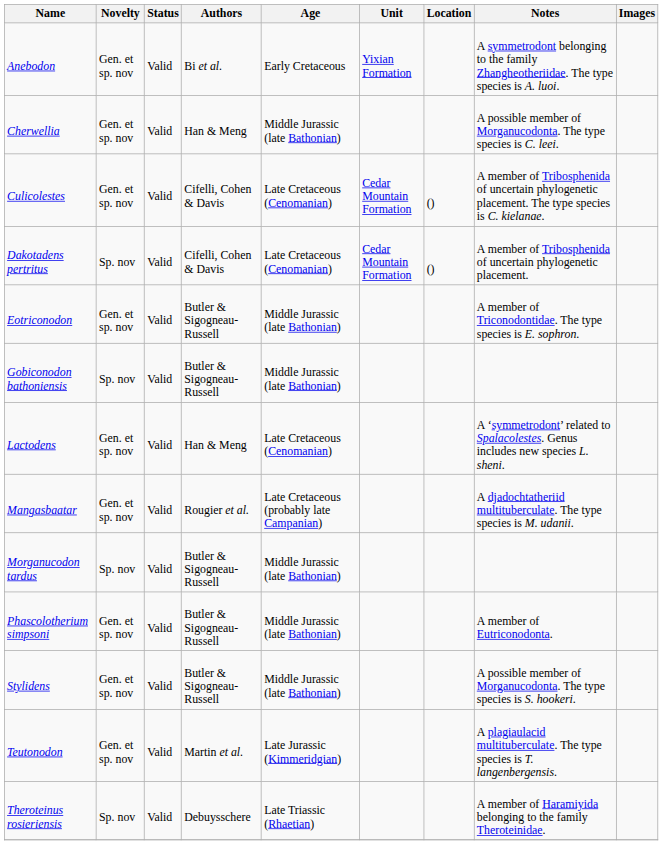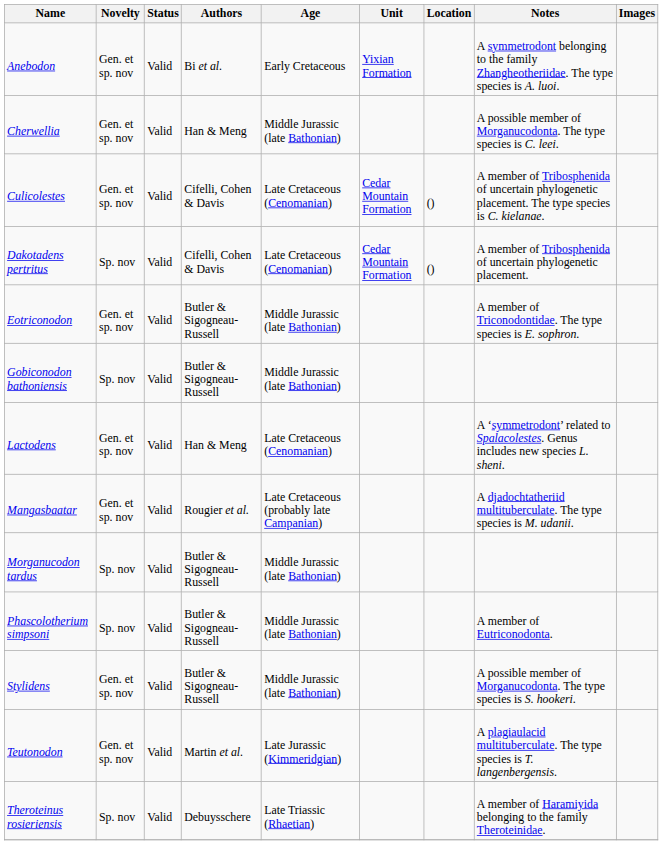(116, 627) Gen. et sp. nov -> (117, 627) Sp. nov
